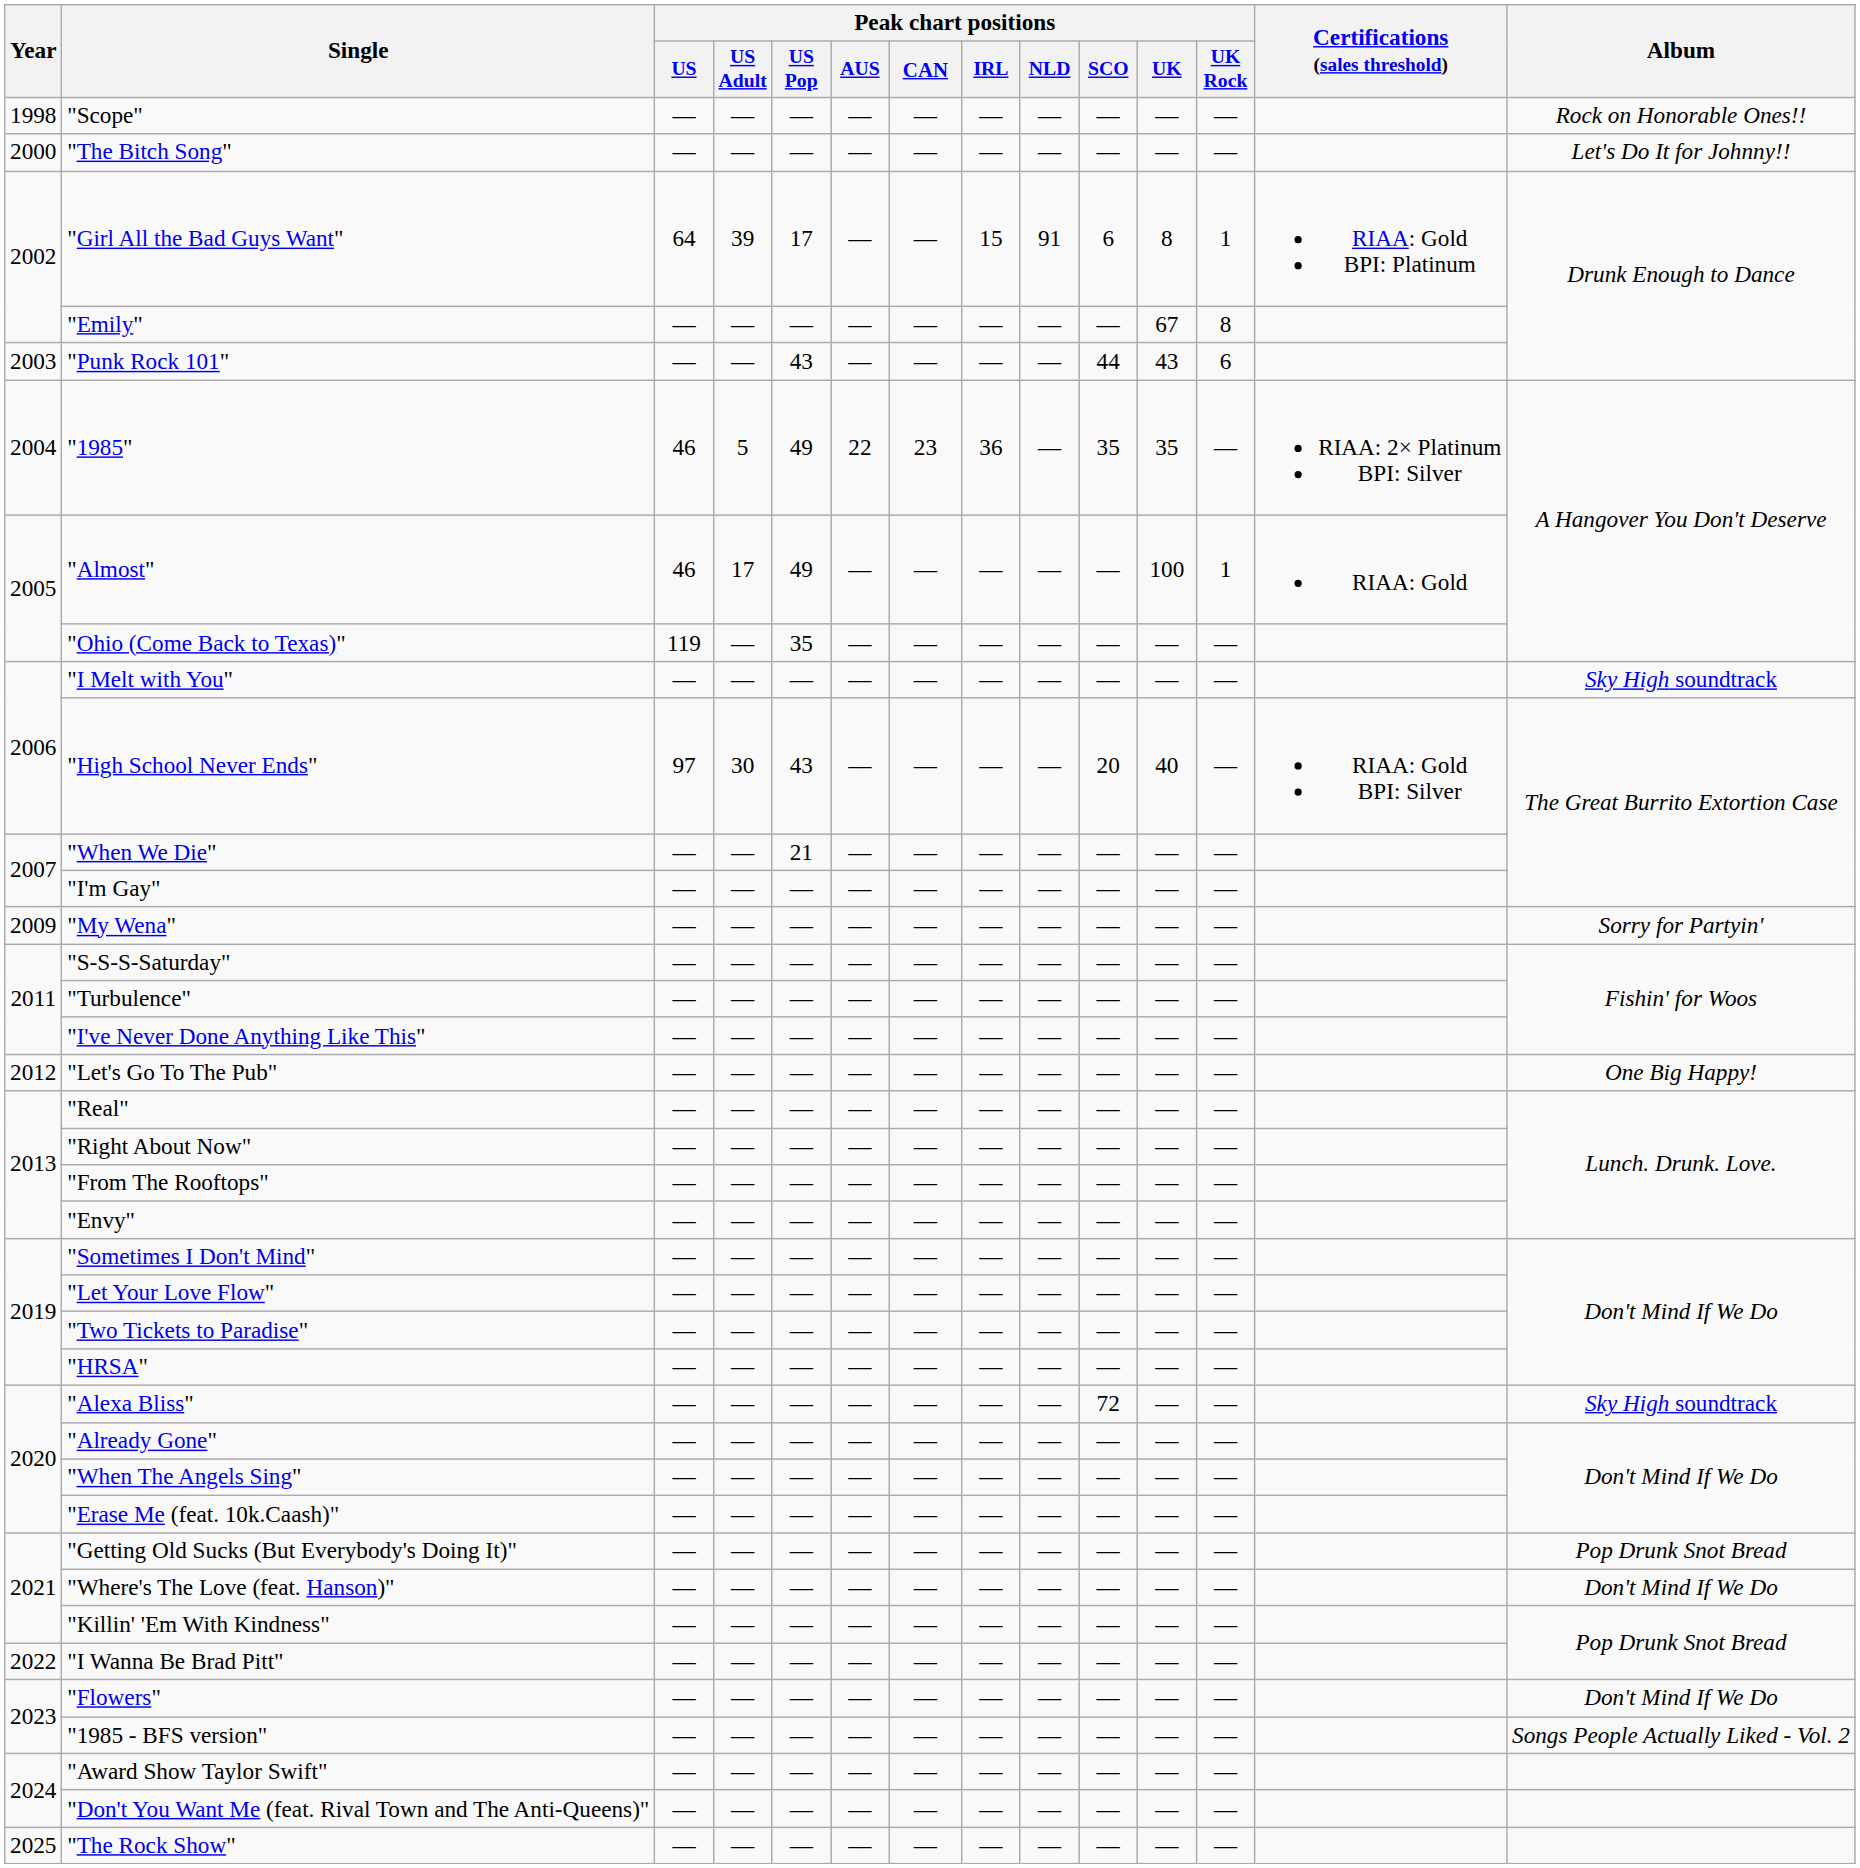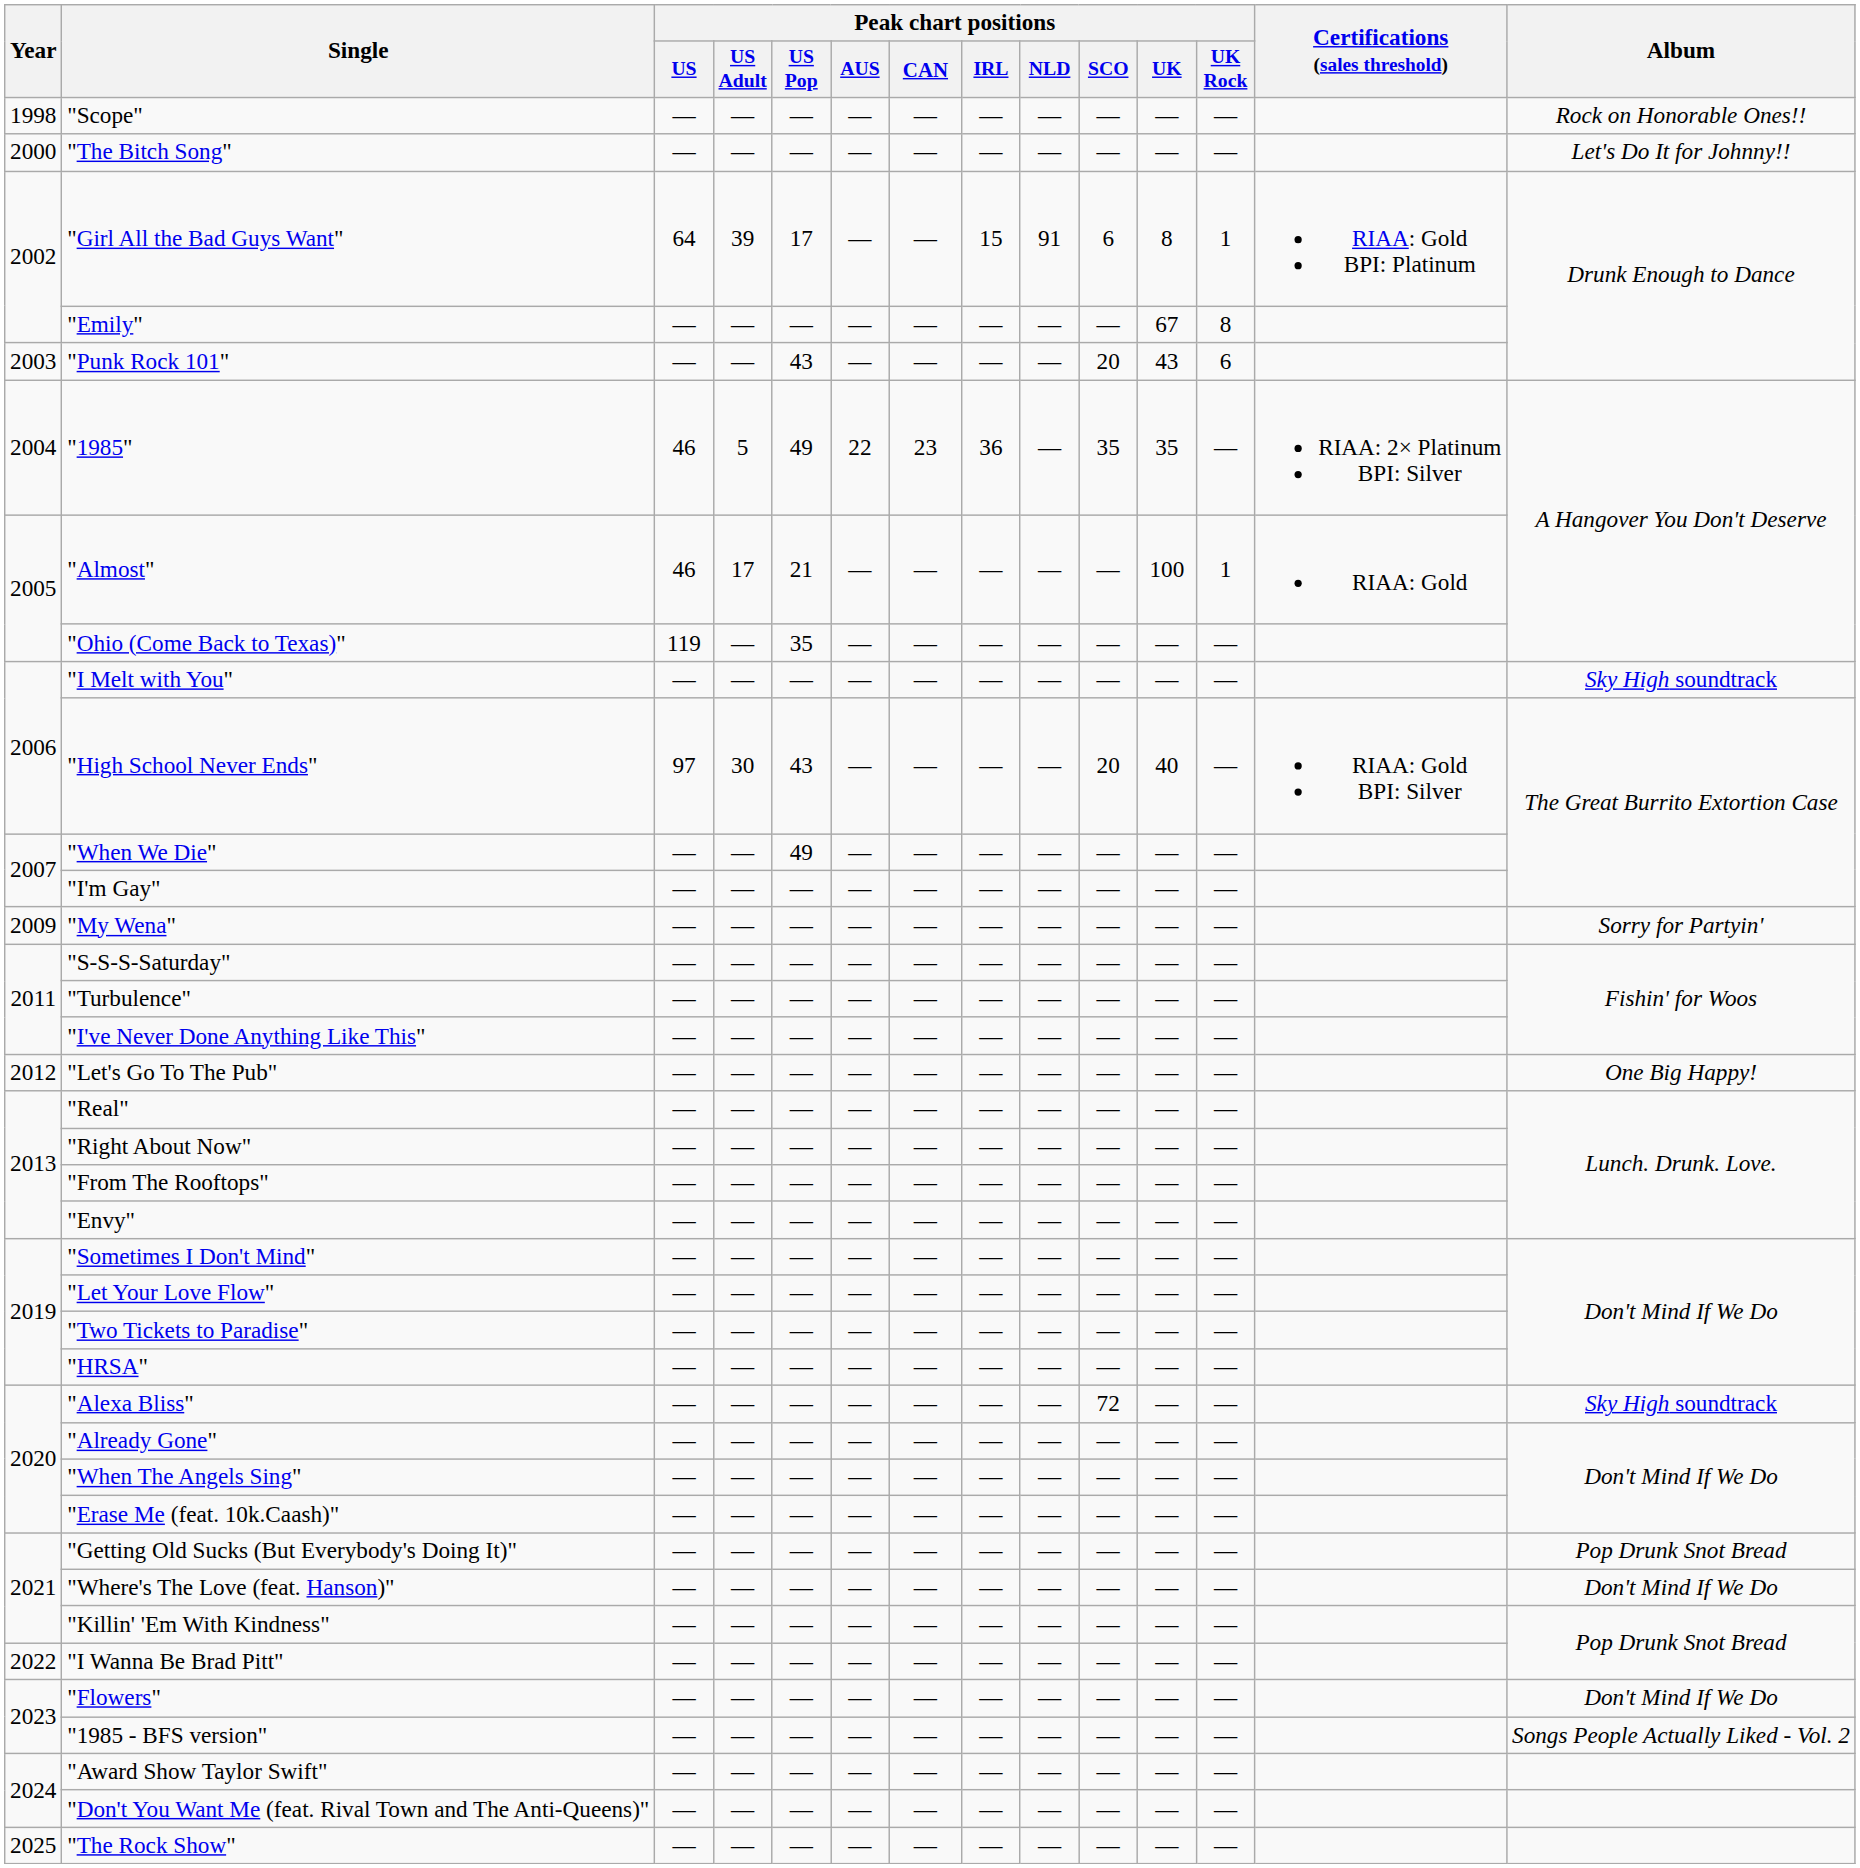(1108, 361) 44 -> (1108, 361) 20
(801, 569) 49 -> (801, 569) 21
(801, 851) 21 -> (801, 851) 49
